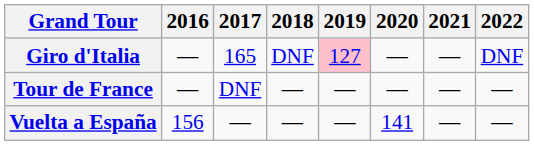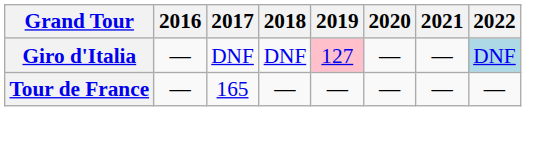(240, 55) 165 -> (233, 55) DNF
(502, 55) no background -> (494, 55) lightblue background
(240, 88) DNF -> (233, 88) 165
- row: (83, 122)
